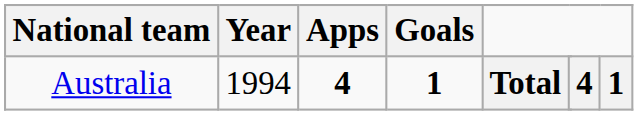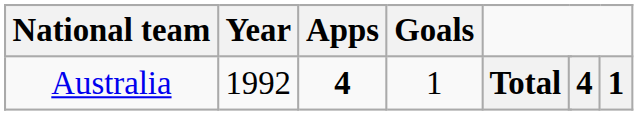(258, 82) 1994 -> (258, 82) 1992
(434, 82) bold -> (434, 82) normal
